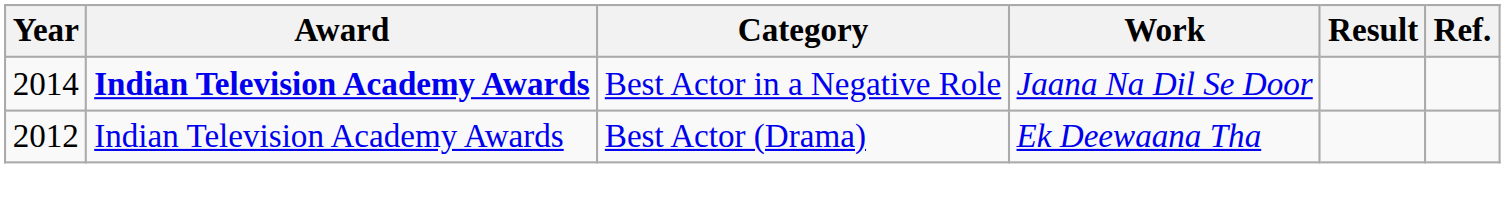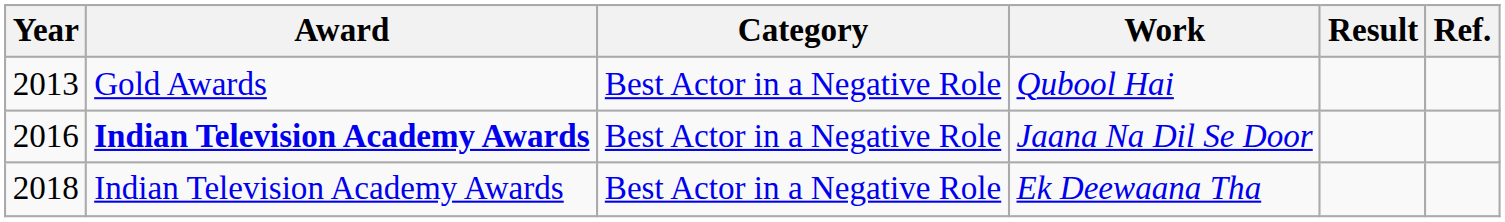+ row: (1095, 83)
(46, 83) 2014 -> (46, 135) 2016
(46, 135) 2012 -> (46, 188) 2018
(735, 135) Best Actor (Drama) -> (803, 188) Best Actor in a Negative Role
